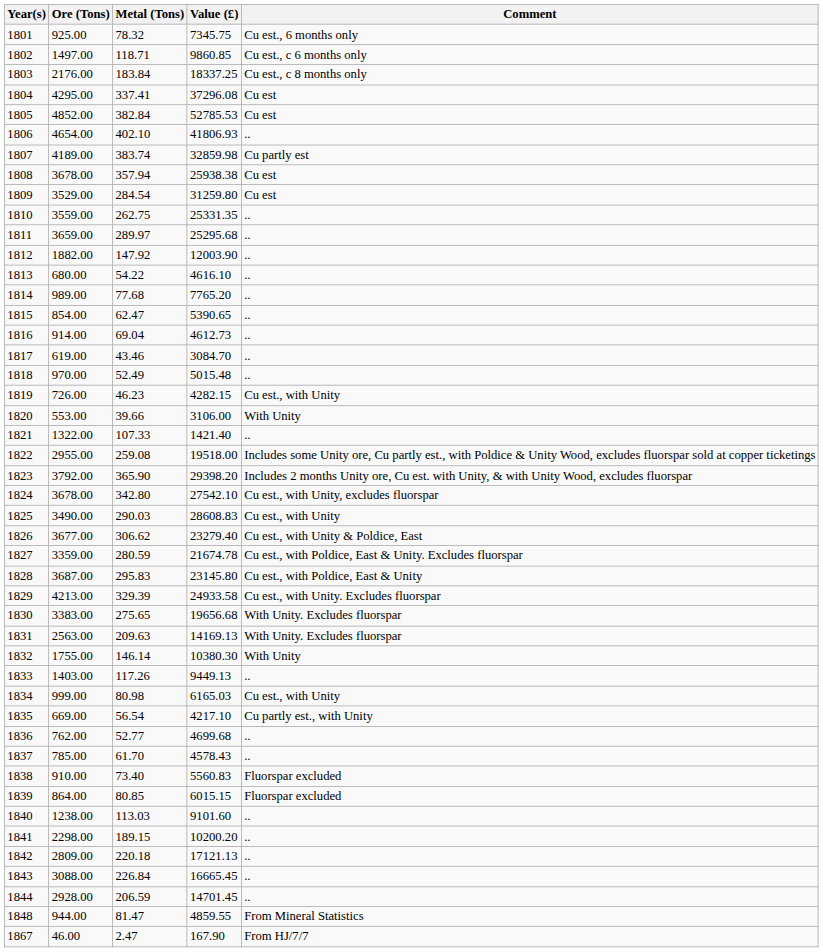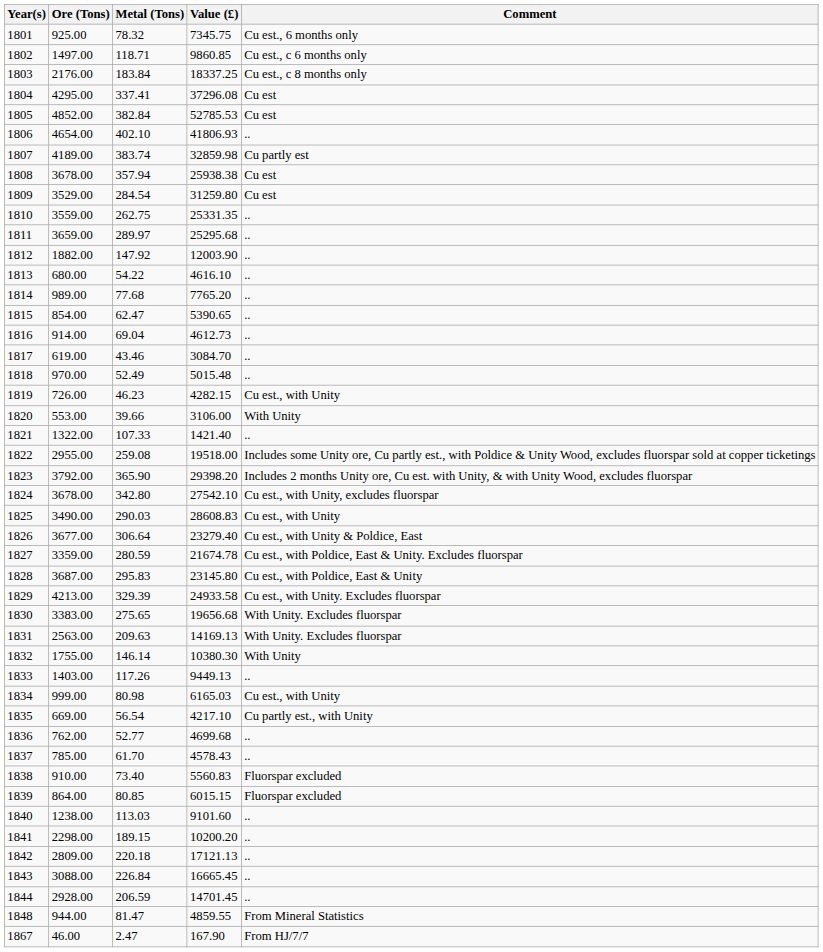(133, 535) 306.62 -> (133, 535) 306.64
